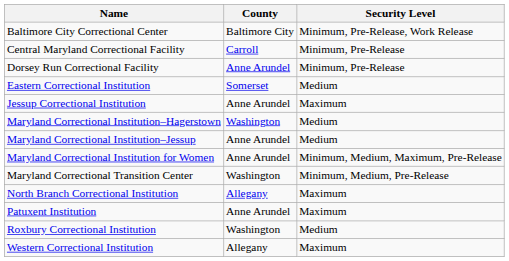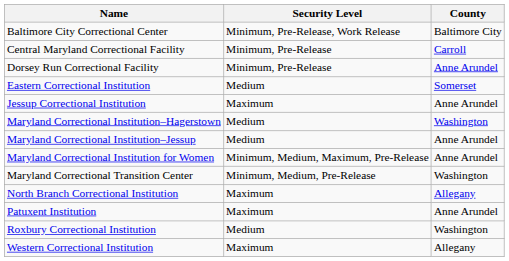columns swapped: (400, 13) <-> (260, 13)
